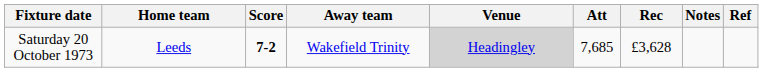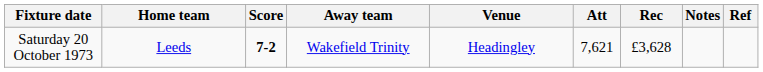(501, 47) lightgrey background -> (501, 47) no background
(597, 47) 7,685 -> (597, 47) 7,621
